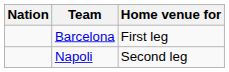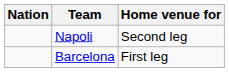rows swapped: (74, 57) <-> (85, 36)
